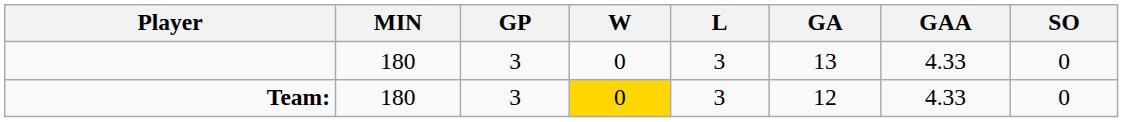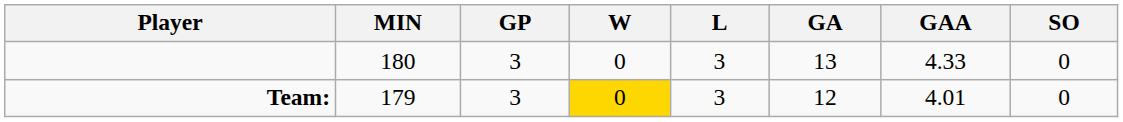(398, 97) 180 -> (398, 97) 179
(945, 97) 4.33 -> (945, 97) 4.01
